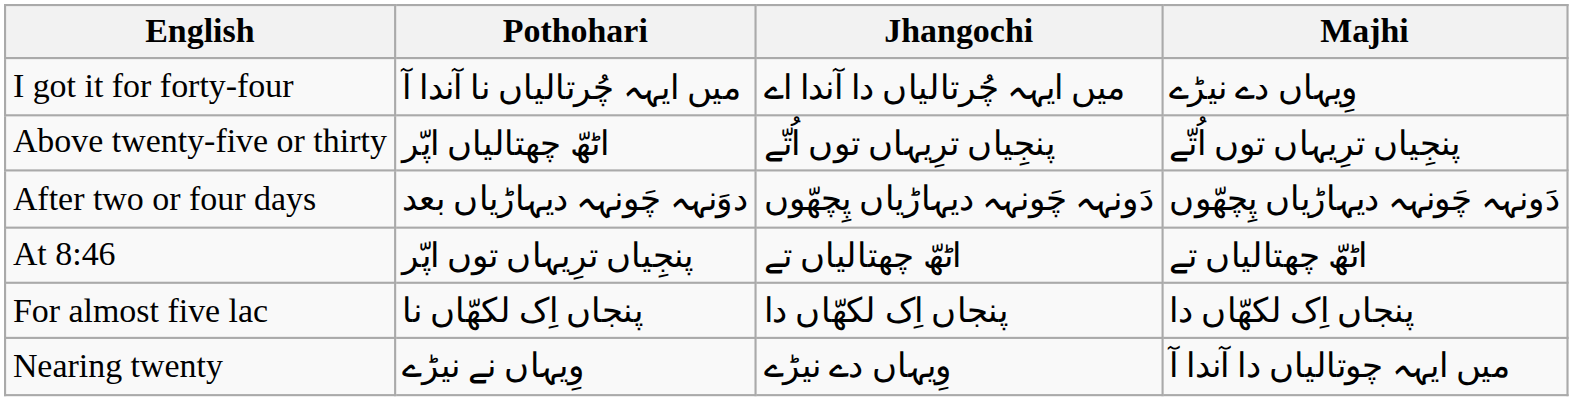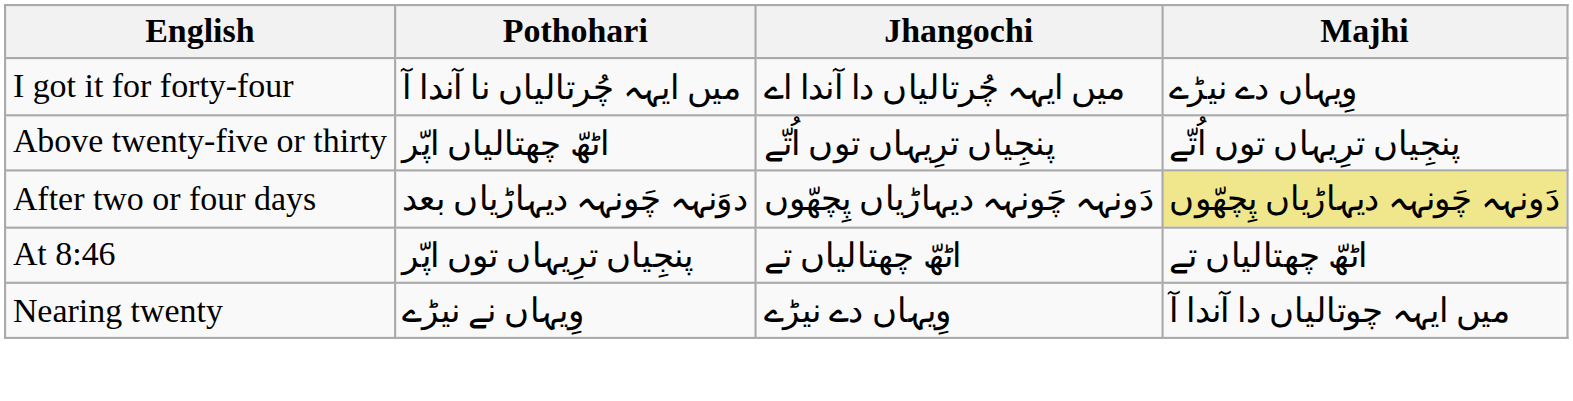(1364, 199) no background -> (1364, 199) khaki background
- row: (141, 309)
